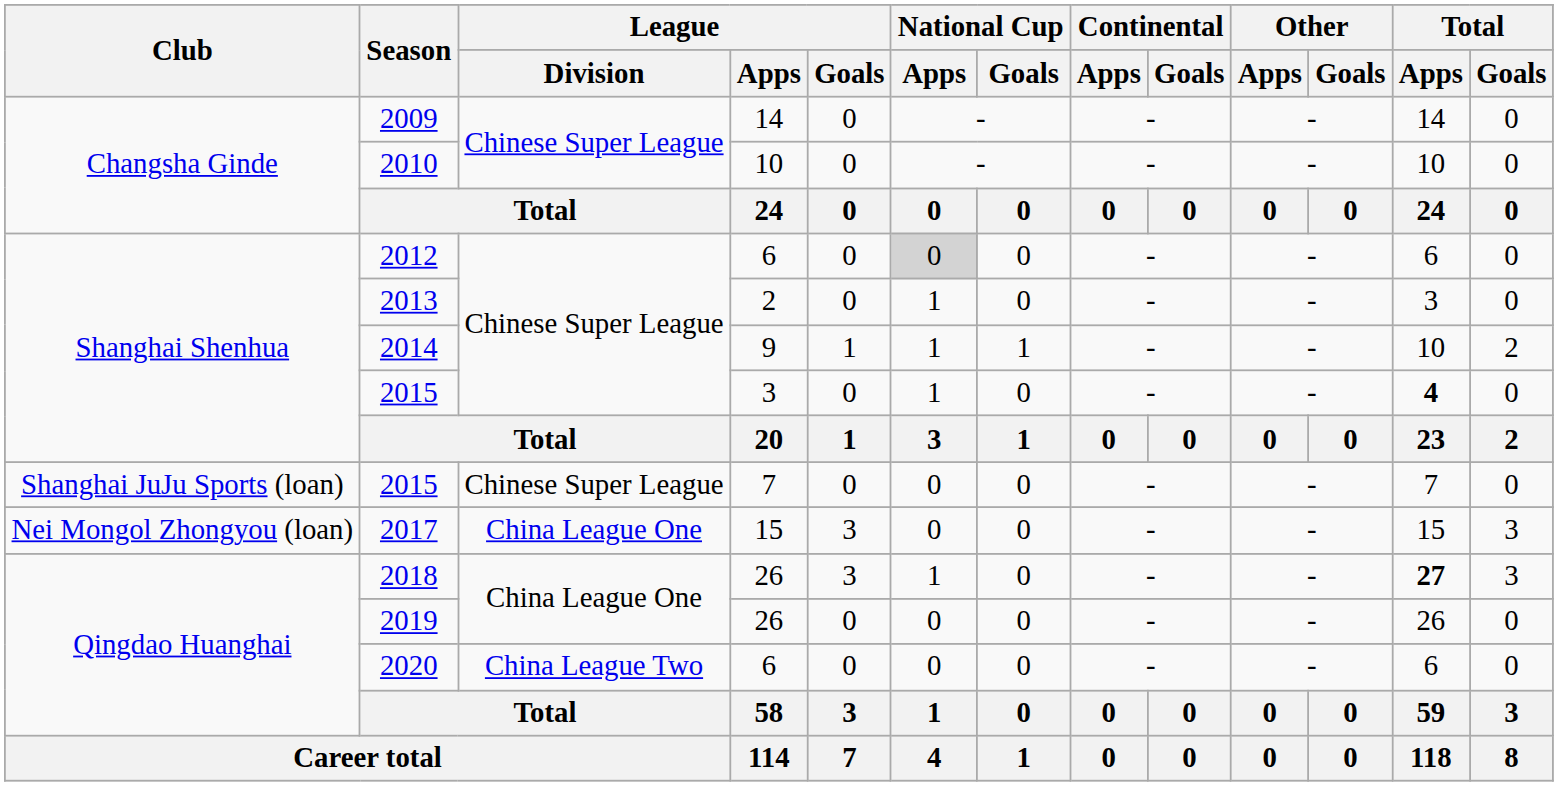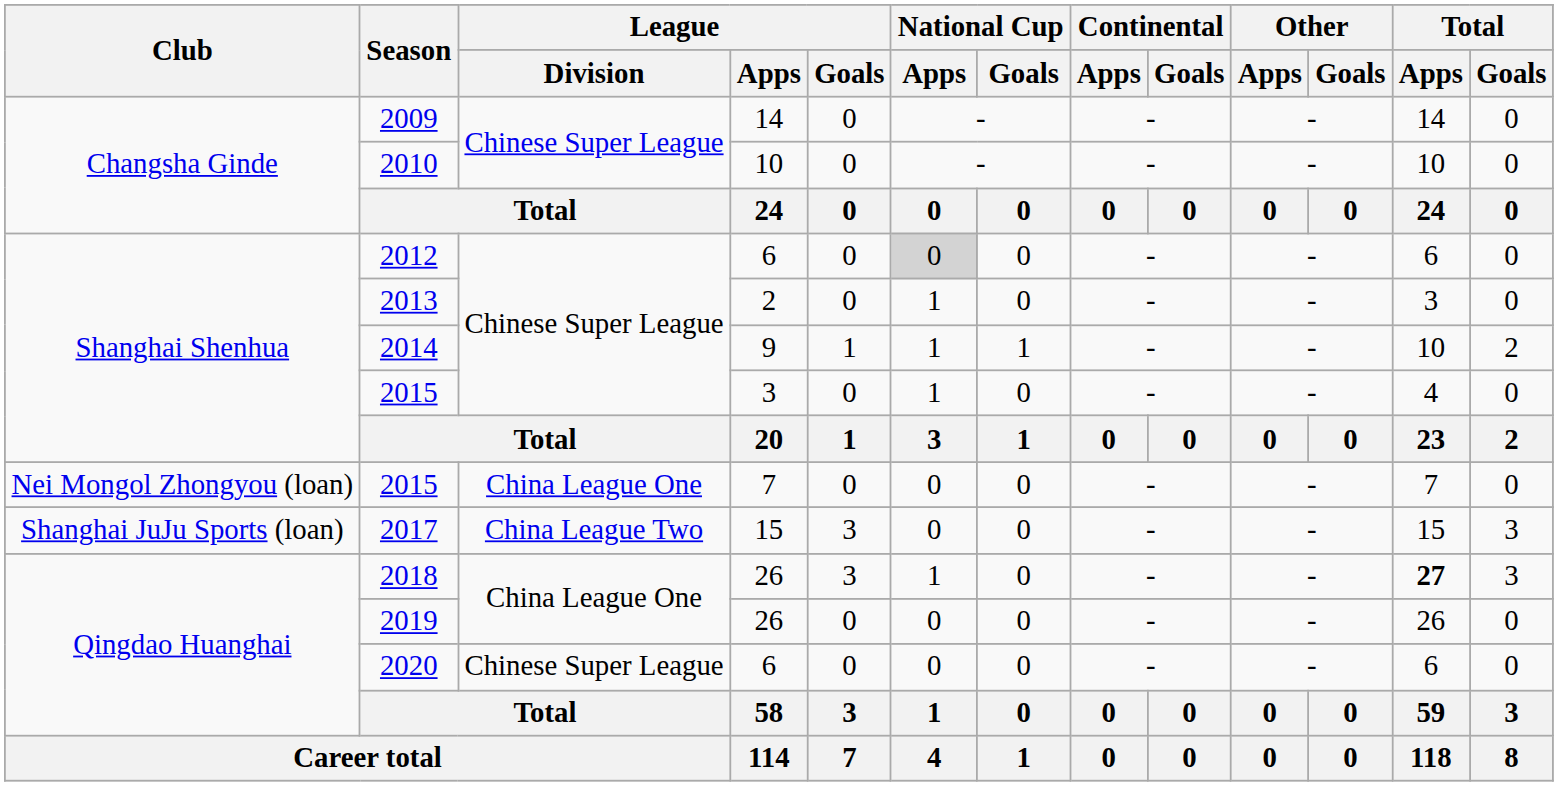(1431, 392) bold -> (1431, 392) normal
(182, 484) Shanghai JuJu Sports (loan) -> (182, 484) Nei Mongol Zhongyou (loan)
(594, 484) Chinese Super League -> (594, 484) China League One
(182, 529) Nei Mongol Zhongyou (loan) -> (182, 529) Shanghai JuJu Sports (loan)
(594, 529) China League One -> (594, 529) China League Two
(594, 666) China League Two -> (594, 666) Chinese Super League
